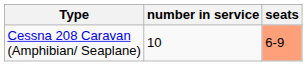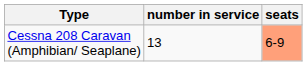(154, 43) 10 -> (154, 43) 13
